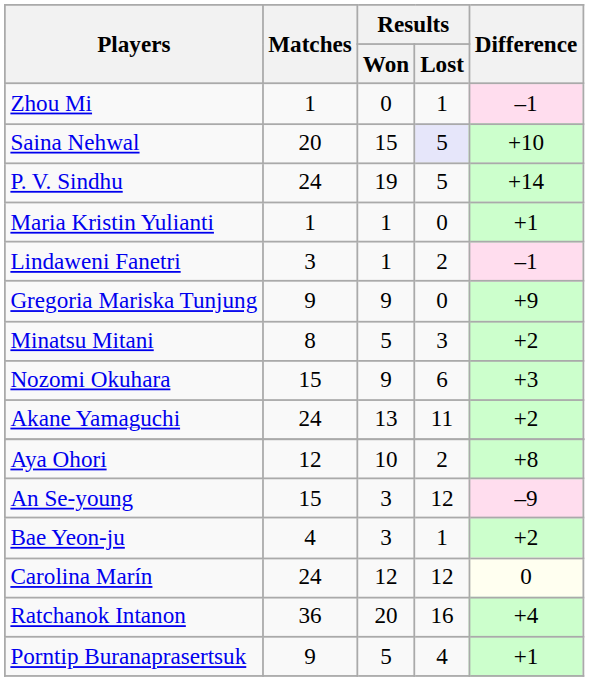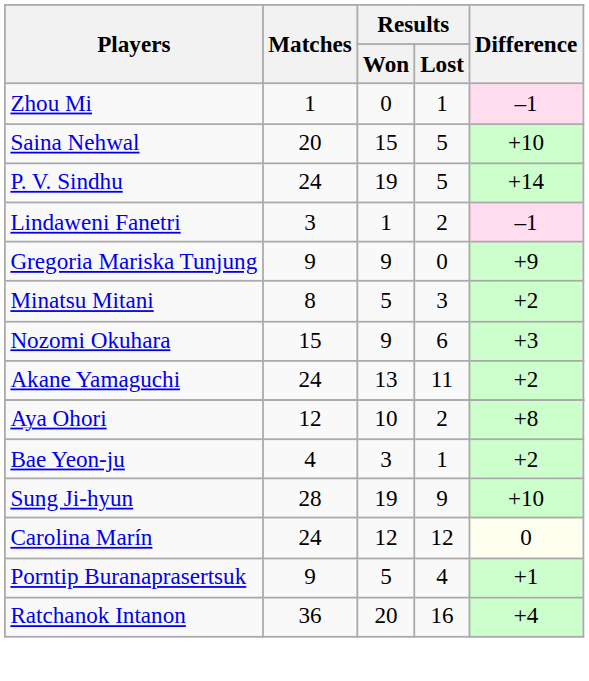(442, 142) lavender background -> (442, 142) no background
- row: (112, 221)
- row: (72, 498)
+ row: (72, 498)
rows swapped: (128, 656) <-> (98, 616)
